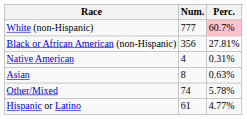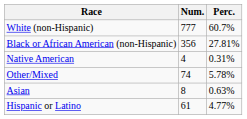(222, 28) pink background -> (222, 28) no background
rows swapped: (18, 75) <-> (32, 91)
